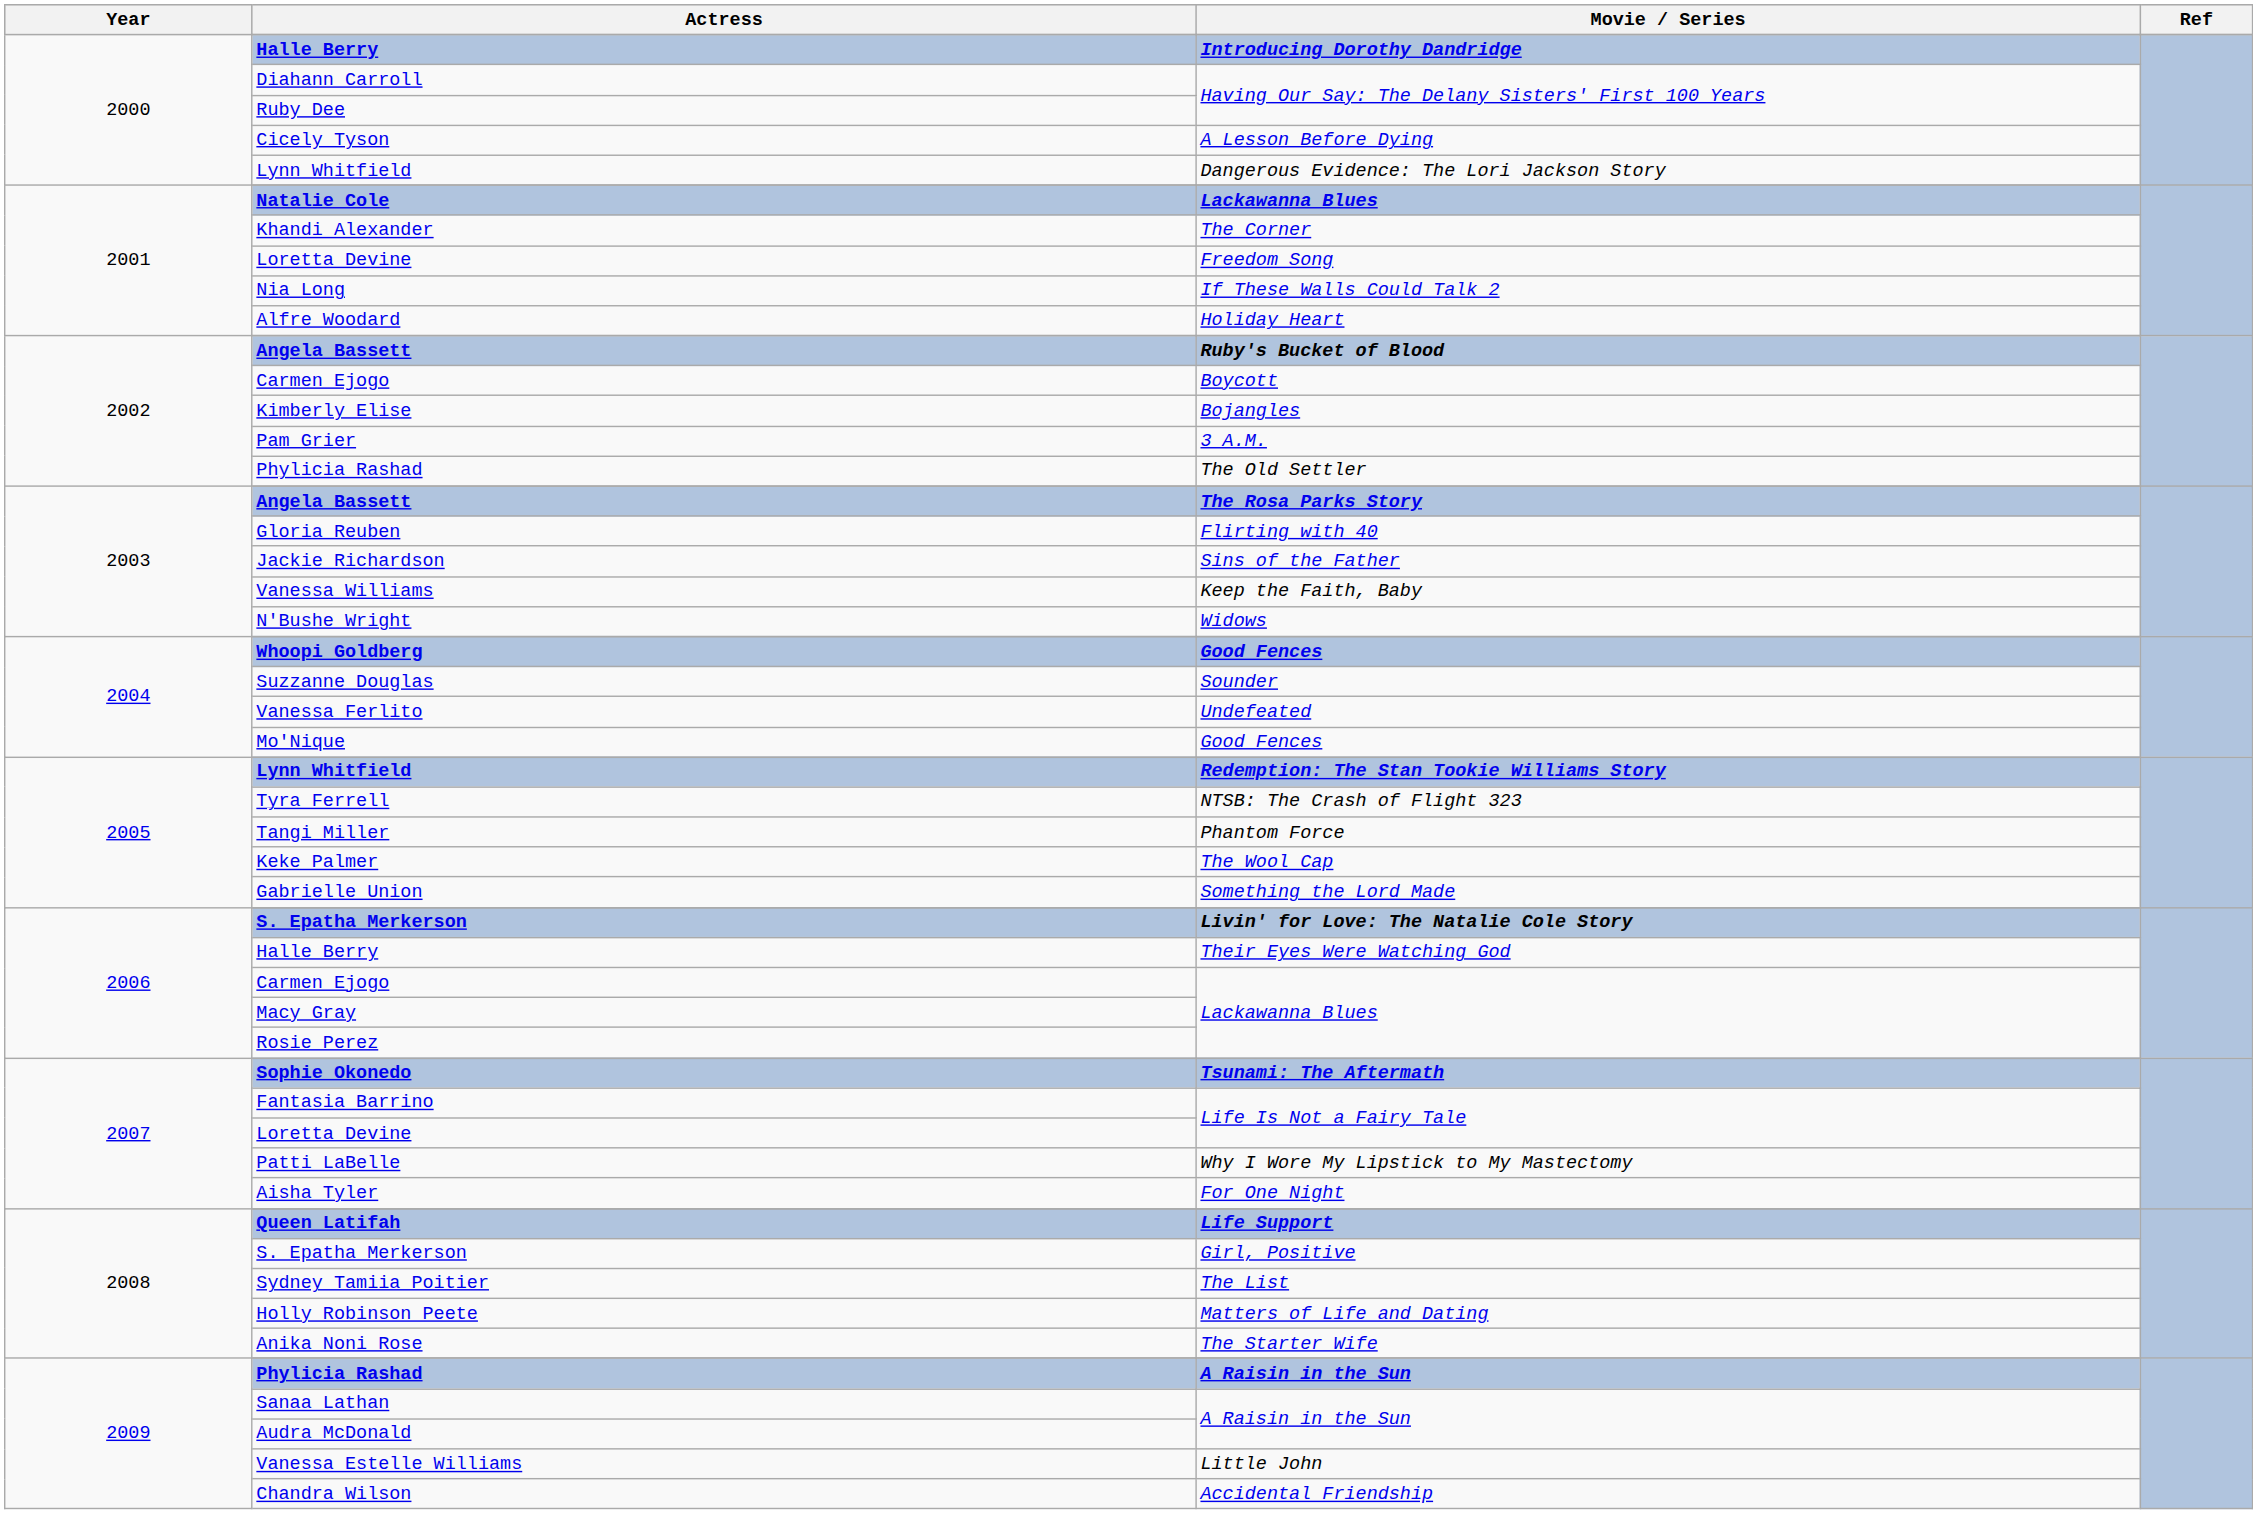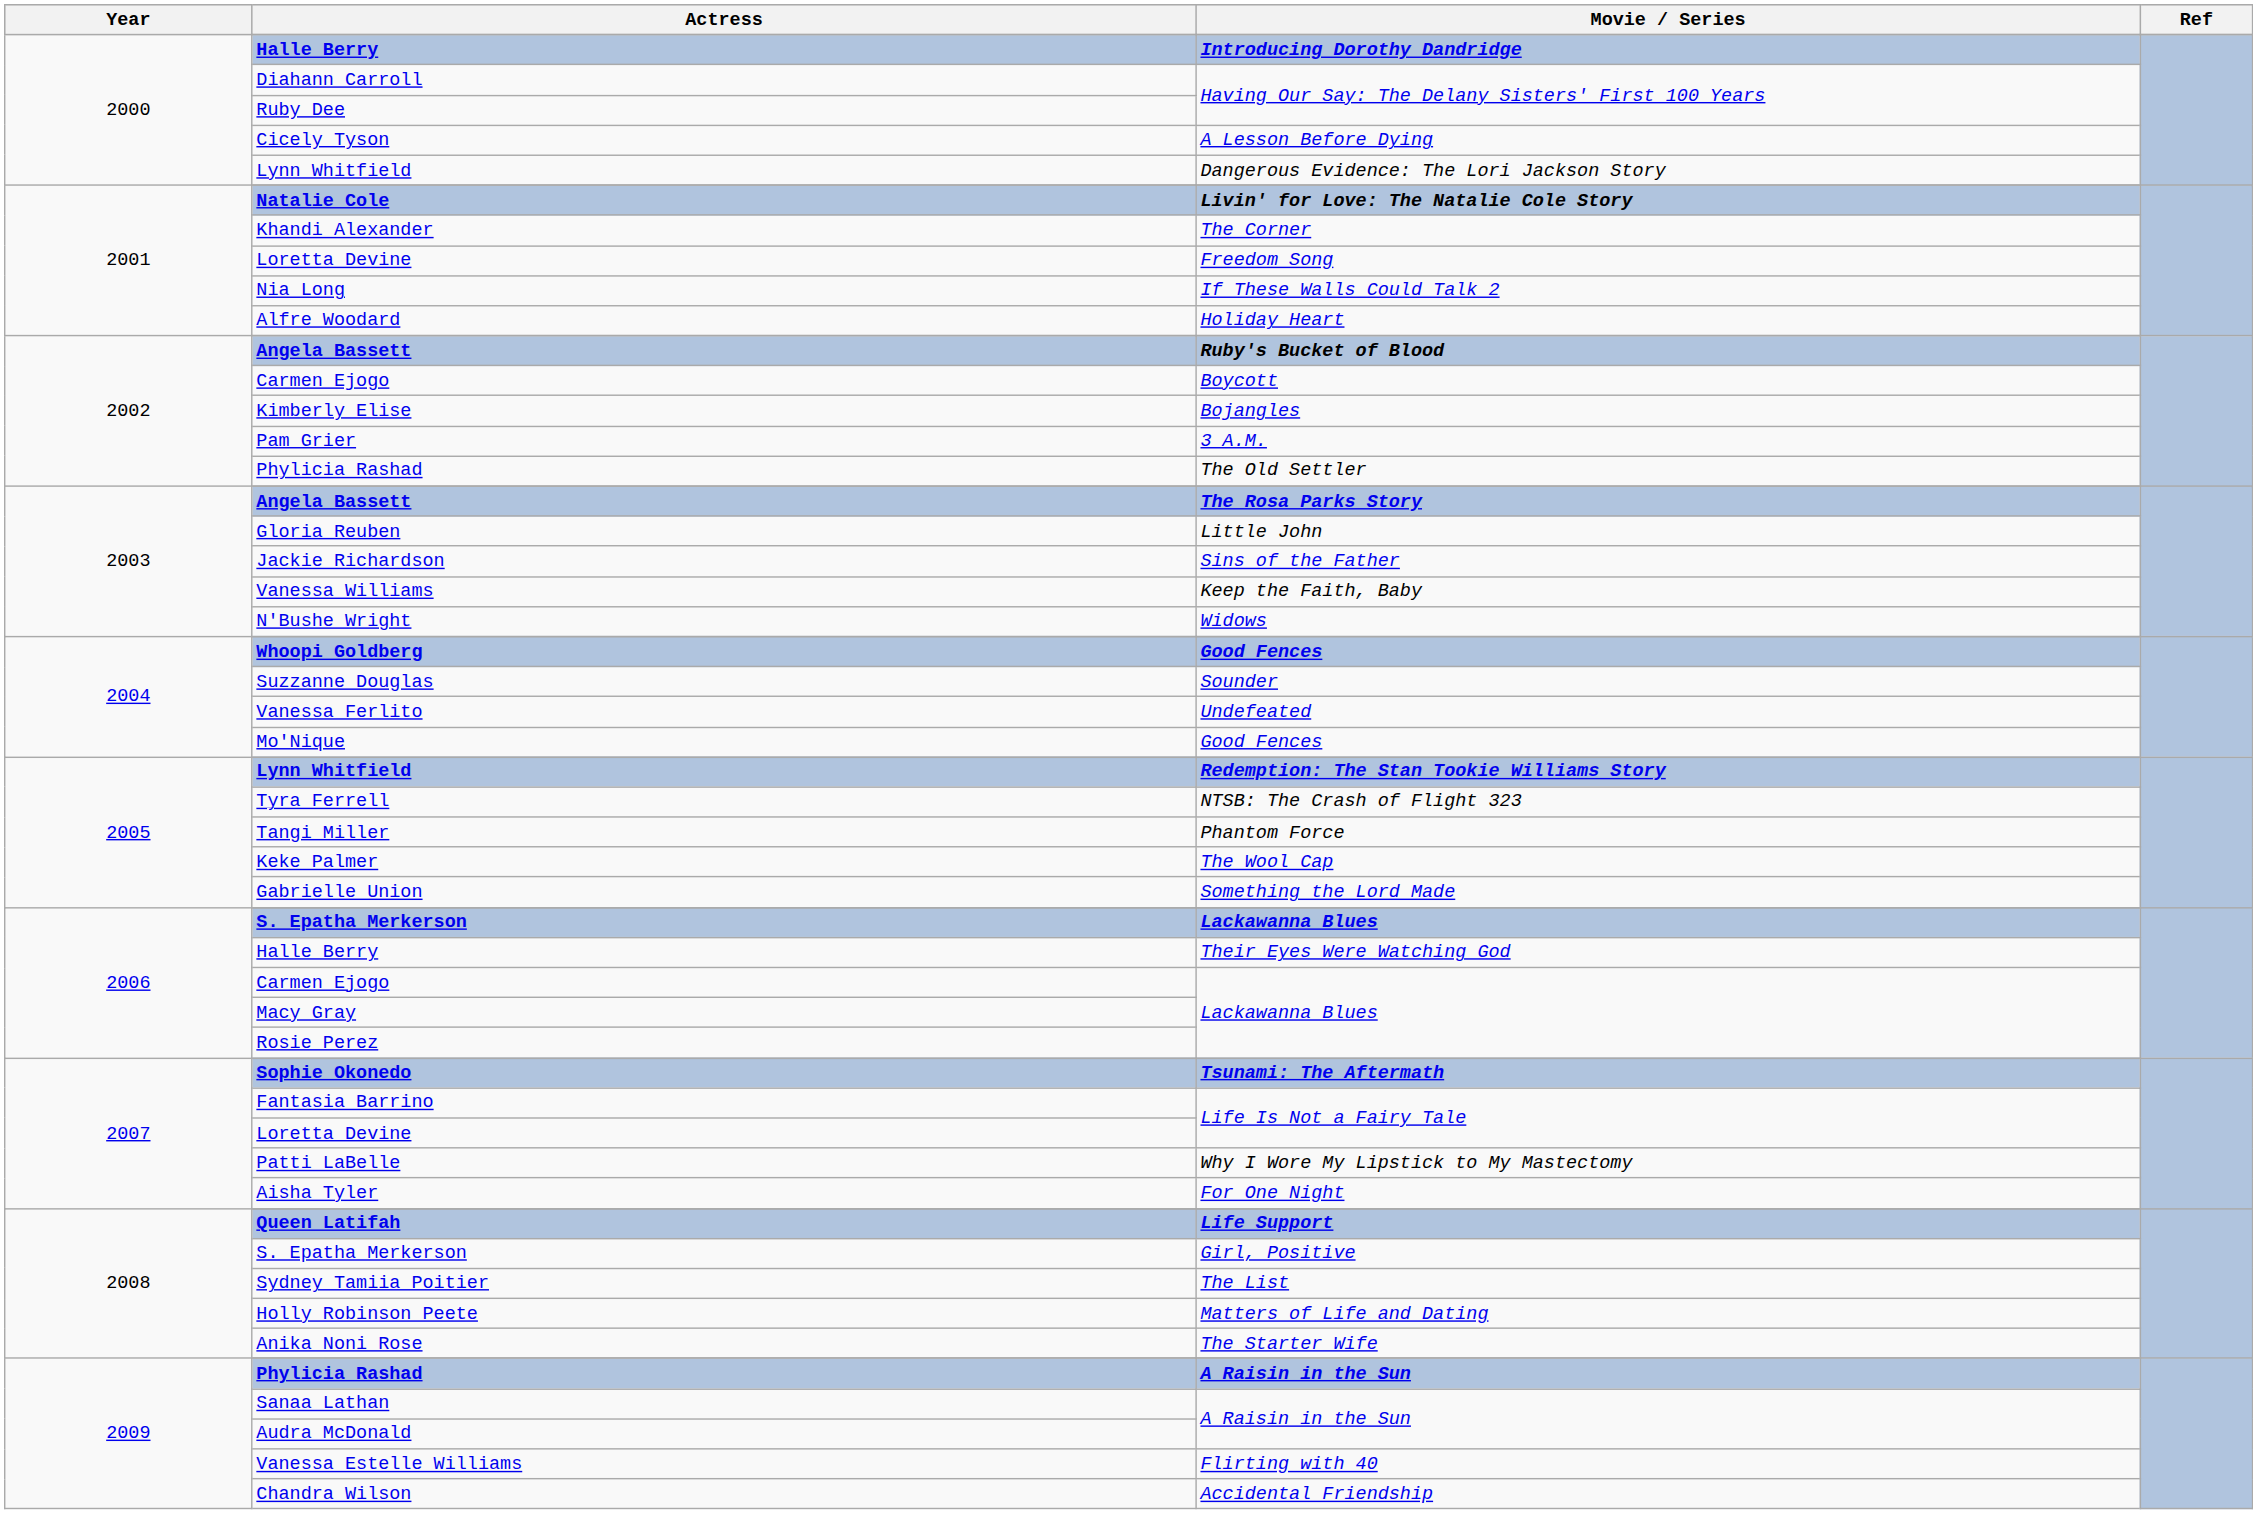(1289, 200) Lackawanna Blues -> (1416, 200) Livin' for Love: The Natalie Cole Story
(1289, 531) Flirting with 40 -> (1261, 531) Little John
(1416, 922) Livin' for Love: The Natalie Cole Story -> (1289, 922) Lackawanna Blues
(1261, 1464) Little John -> (1289, 1464) Flirting with 40
